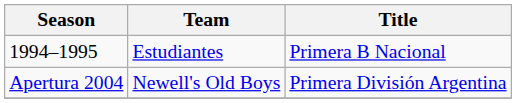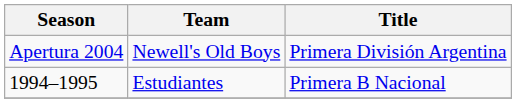rows swapped: (53, 51) <-> (66, 82)
